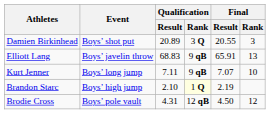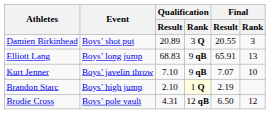(118, 57) Boys’ javelin throw -> (112, 57) Boys’ long jump
(112, 72) Boys’ long jump -> (118, 72) Boys’ javelin throw
(170, 72) 7.11 -> (170, 72) 7.10
(226, 102) 4.50 -> (226, 102) 6.50
